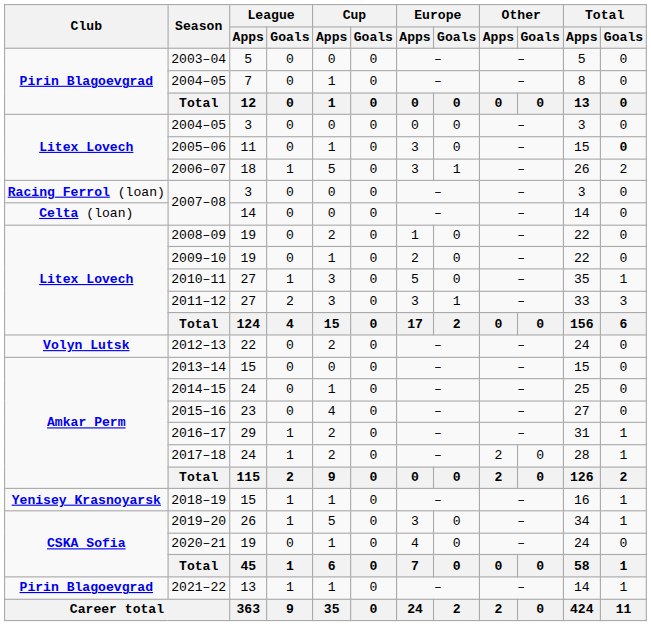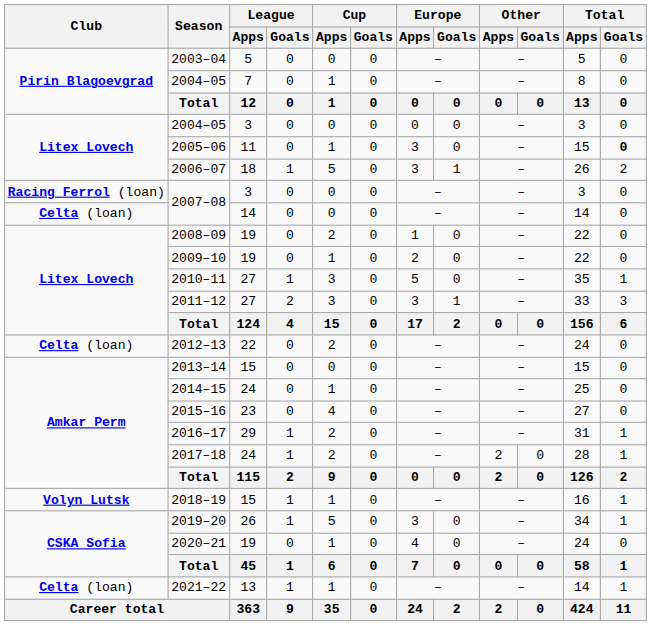(86, 345) Volyn Lutsk -> (86, 345) Celta (loan)
(86, 500) Yenisey Krasnoyarsk -> (86, 500) Volyn Lutsk
(86, 588) Pirin Blagoevgrad -> (86, 588) Celta (loan)
